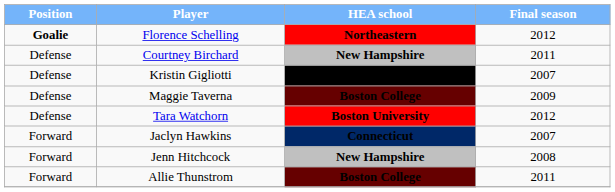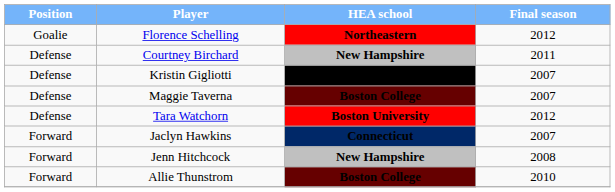(50, 34) bold -> (50, 34) normal
(543, 95) 2009 -> (543, 95) 2007
(543, 177) 2011 -> (543, 177) 2010
